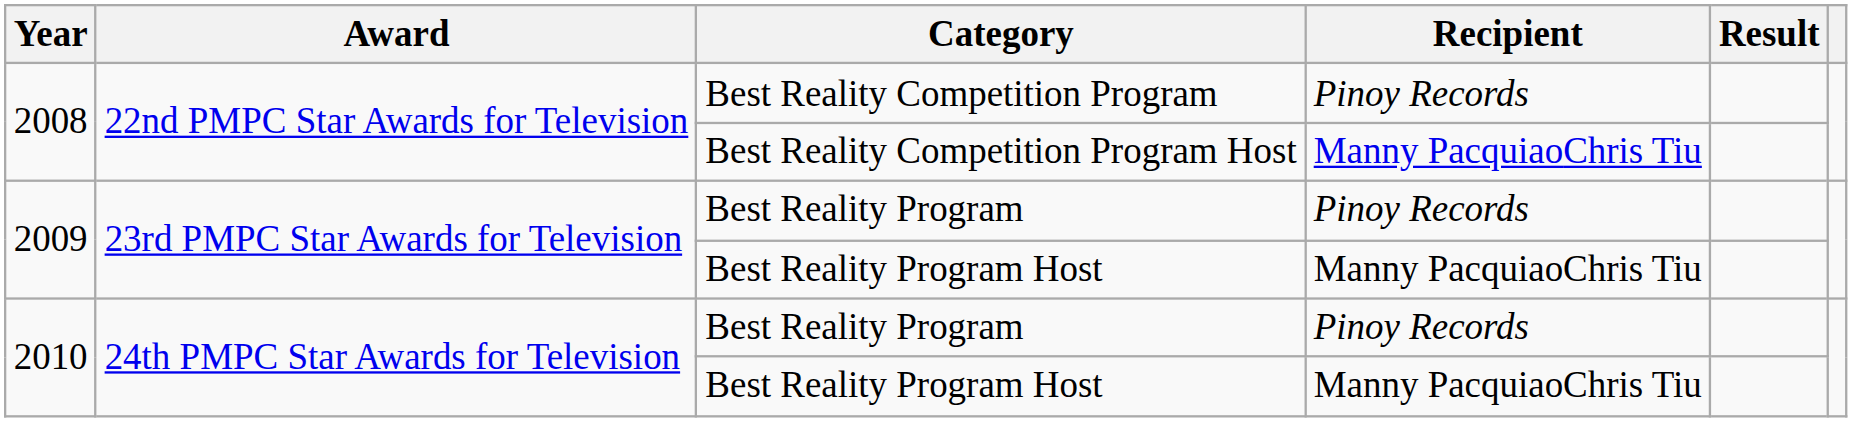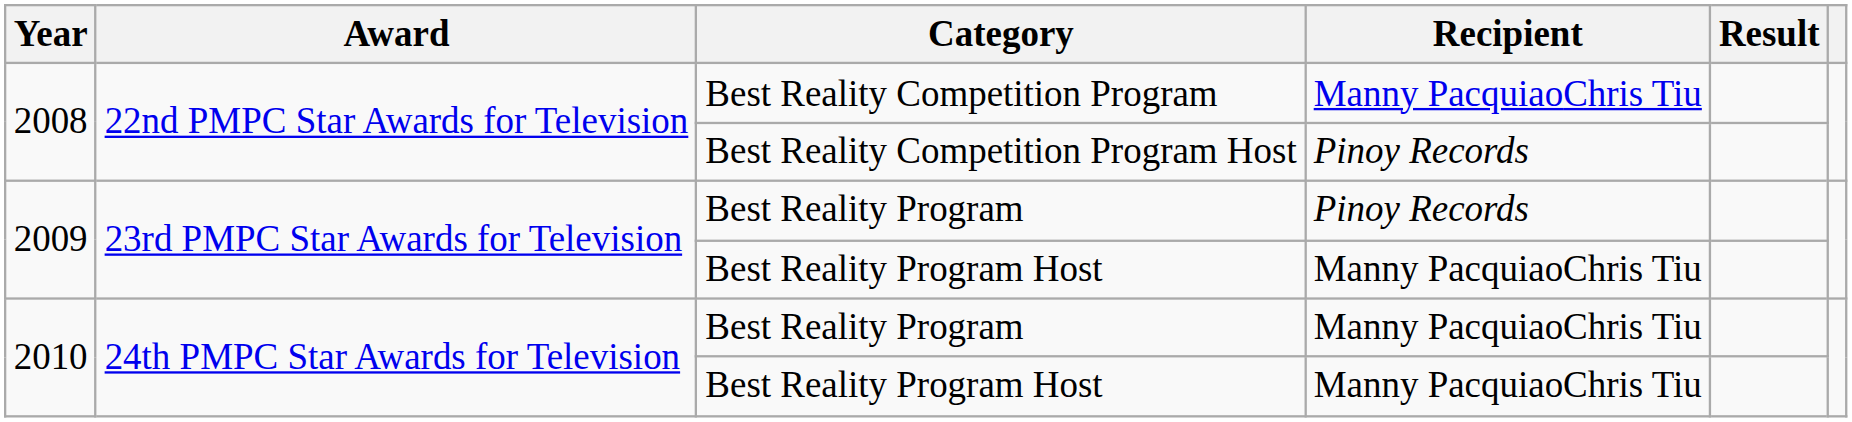(1421, 92) Pinoy Records -> (1508, 92) Manny PacquiaoChris Tiu
(1508, 151) Manny PacquiaoChris Tiu -> (1421, 151) Pinoy Records
(1421, 326) Pinoy Records -> (1508, 326) Manny PacquiaoChris Tiu
